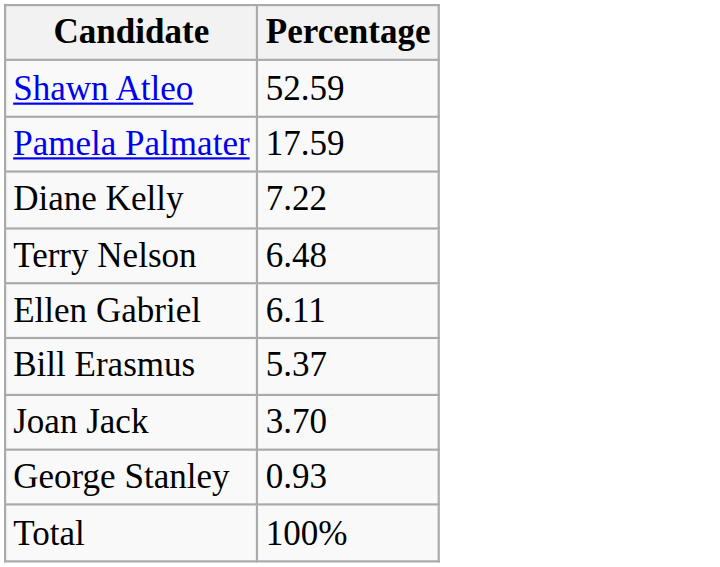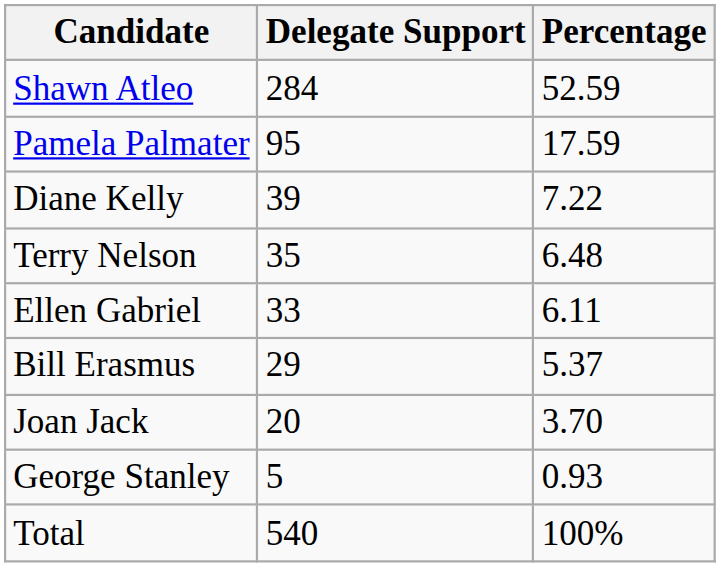+ column: (396, 32)
